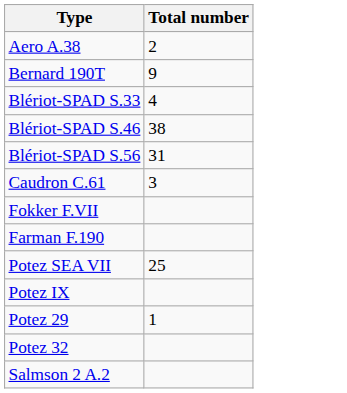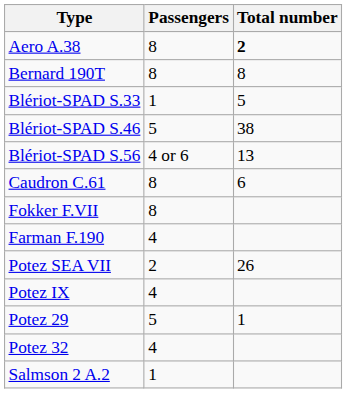+ column: (189, 18)
(153, 45) normal -> (241, 45) bold
(153, 73) 9 -> (241, 73) 8
(153, 100) 4 -> (241, 100) 5
(157, 155) 31 -> (246, 155) 13
(153, 182) 3 -> (241, 182) 6
(157, 264) 25 -> (246, 264) 26
